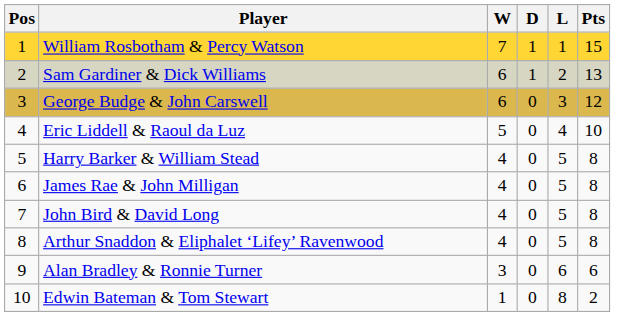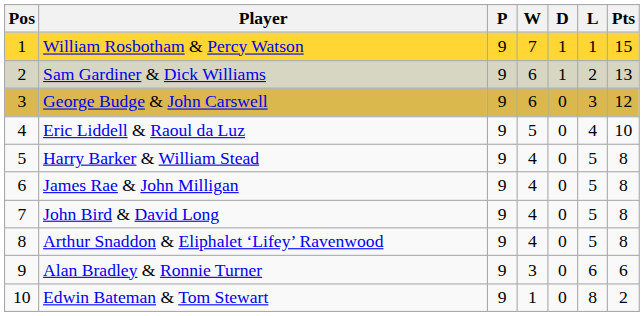+ column: (502, 18)
